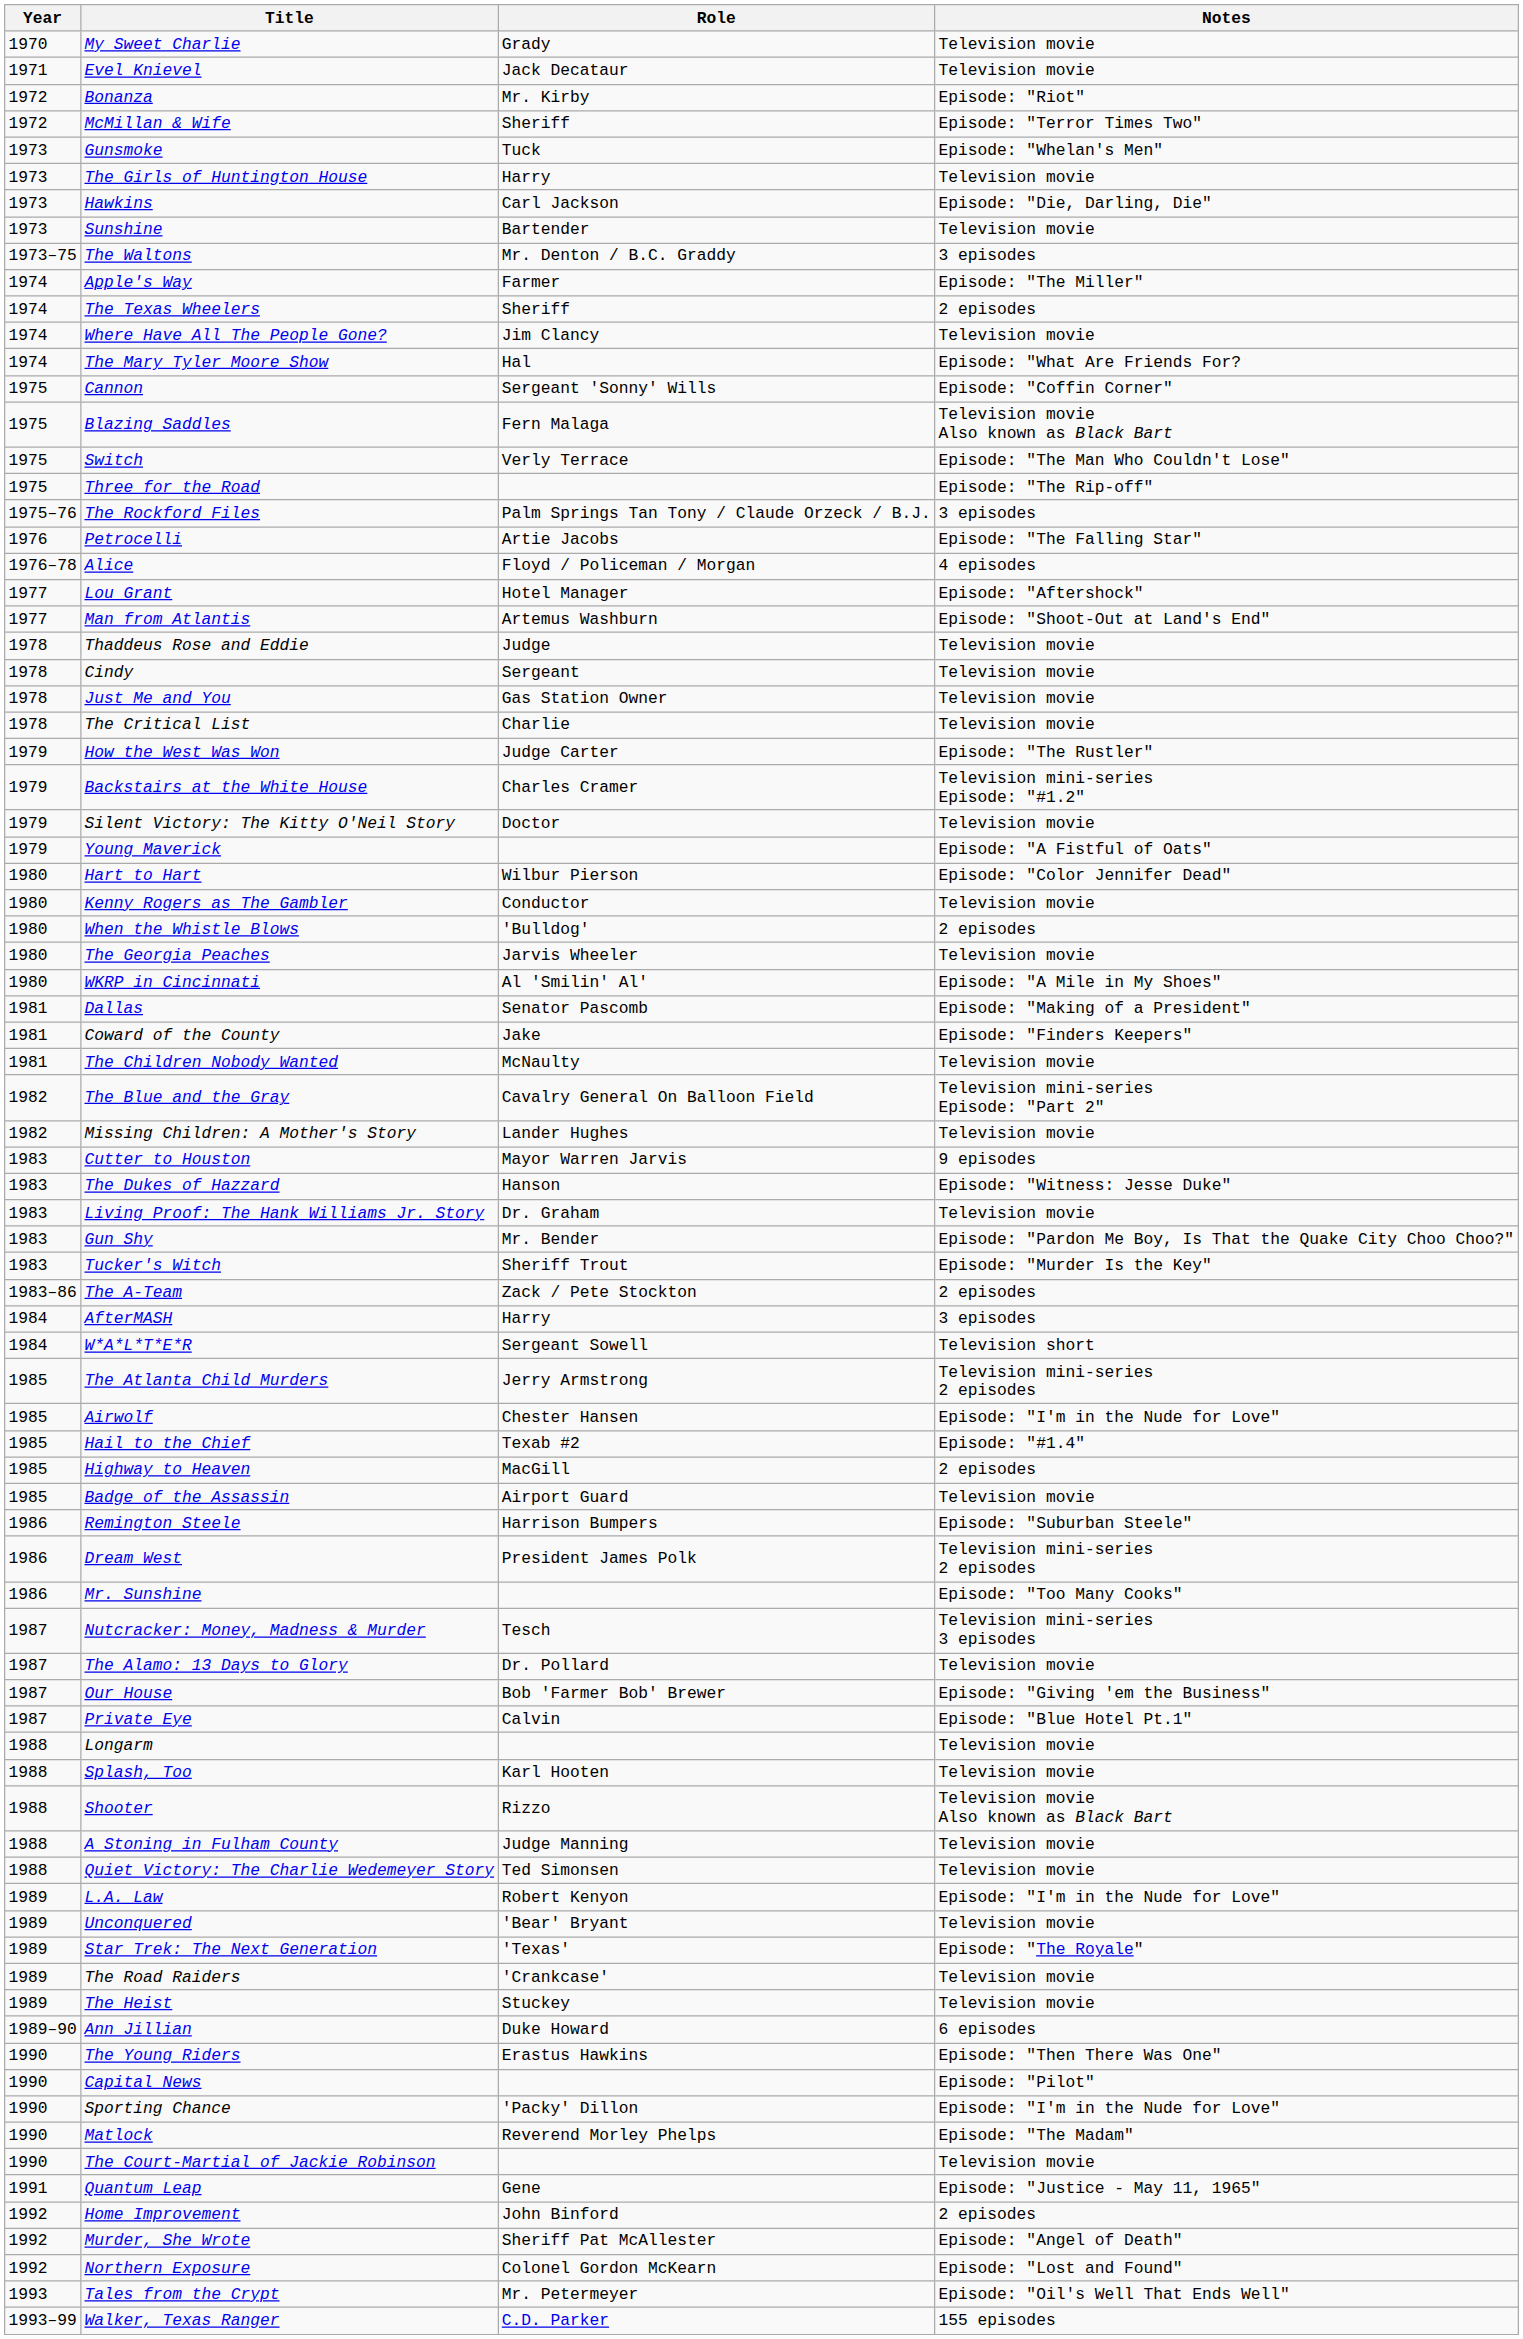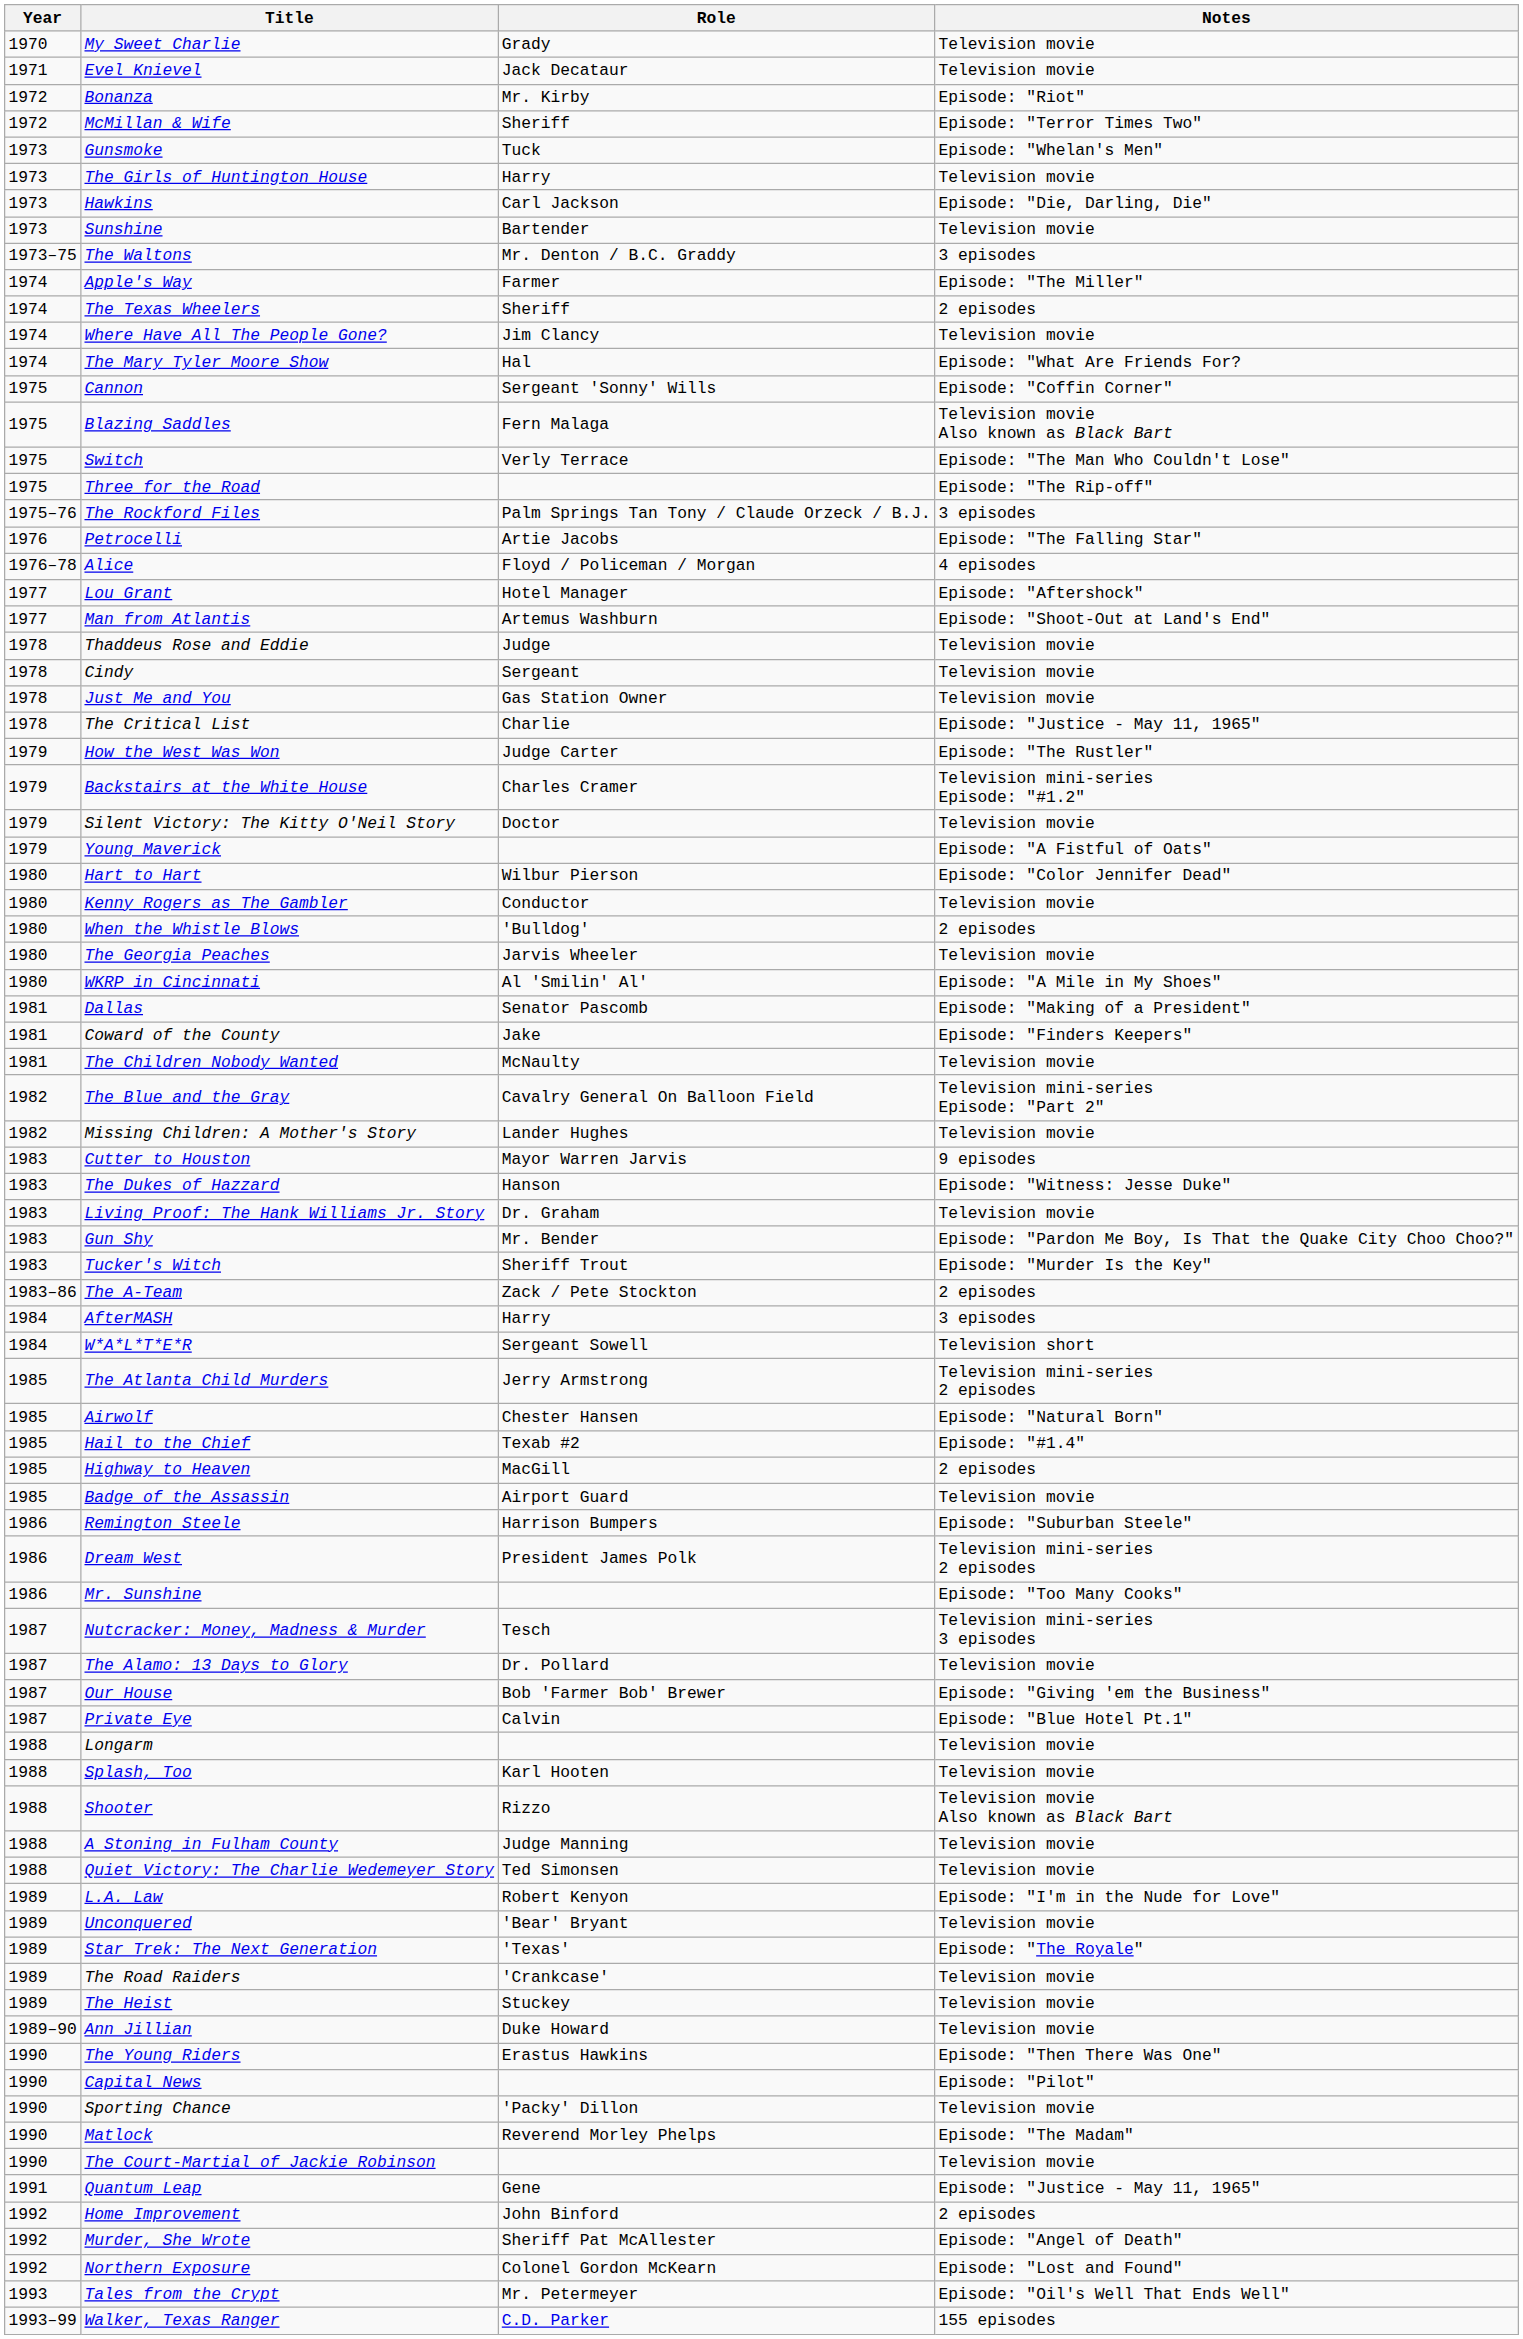(1017, 725) Television movie -> (1100, 725) Episode: "Justice - May 11, 1965"
(1109, 1417) Episode: "I'm in the Nude for Love" -> (1051, 1417) Episode: "Natural Born"
(987, 2030) 6 episodes -> (1017, 2030) Television movie
(1109, 2109) Episode: "I'm in the Nude for Love" -> (1017, 2109) Television movie
